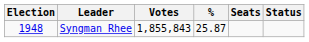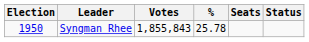(31, 29) 1948 -> (31, 29) 1950
(211, 29) 25.87 -> (211, 29) 25.78
